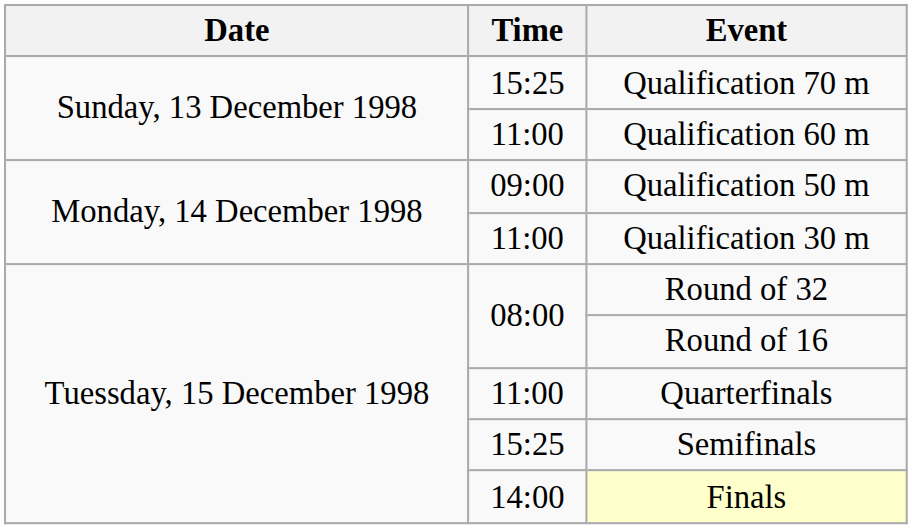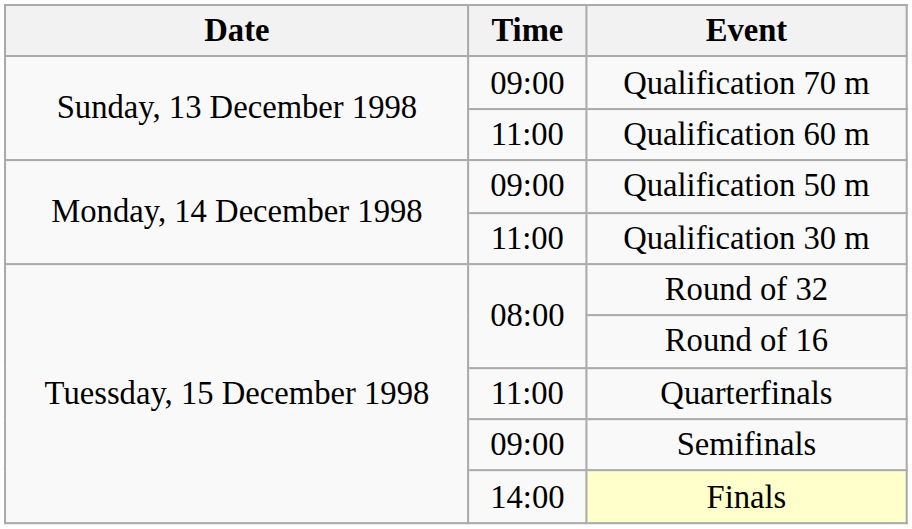(527, 82) 15:25 -> (527, 82) 09:00
(527, 444) 15:25 -> (527, 444) 09:00
